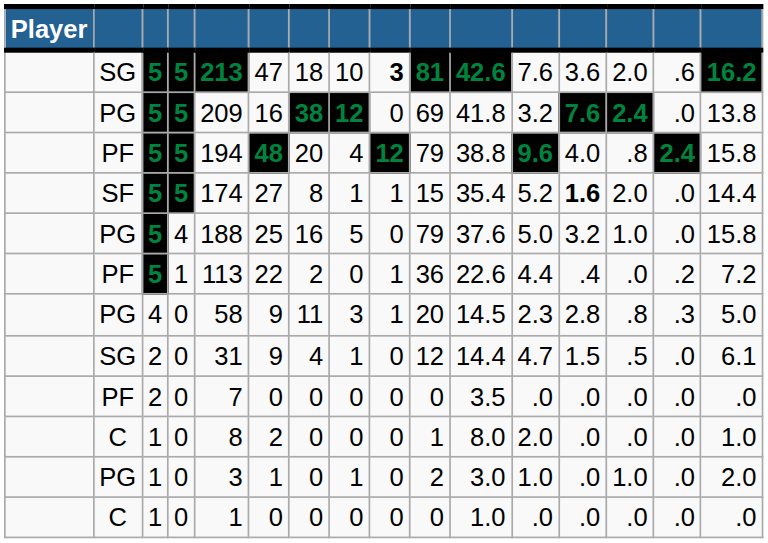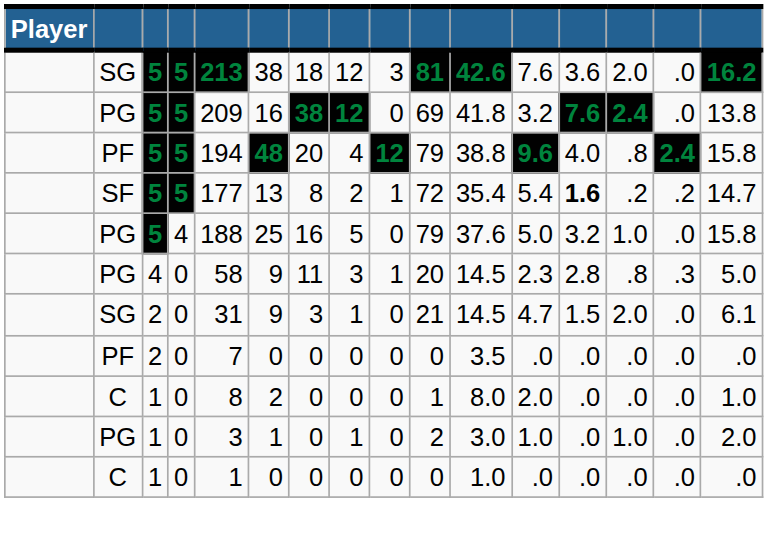(269, 72) 47 -> (269, 72) 38
(349, 72) 10 -> (349, 72) 12
(397, 72) bold -> (397, 72) normal
(684, 72) .6 -> (684, 72) .0
(221, 194) 174 -> (221, 194) 177
(269, 194) 27 -> (269, 194) 13
(356, 194) 1 -> (356, 194) 2
(430, 194) 15 -> (430, 194) 72
(535, 194) 5.2 -> (535, 194) 5.4
(630, 194) 2.0 -> (637, 194) .2
(684, 194) .0 -> (684, 194) .2
(732, 194) 14.4 -> (732, 194) 14.7
- row: (118, 275)
(316, 355) 4 -> (316, 315) 3
(430, 355) 12 -> (430, 315) 21
(481, 355) 14.4 -> (481, 315) 14.5
(637, 355) .5 -> (630, 315) 2.0
